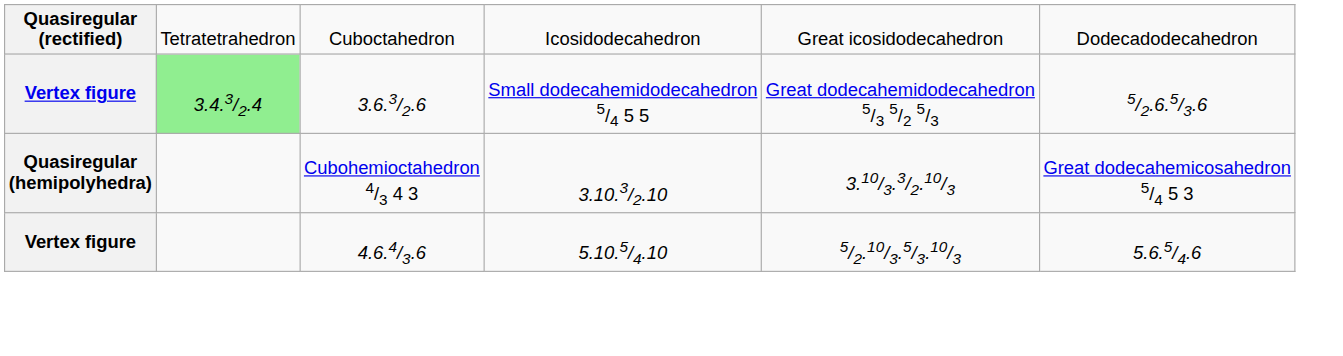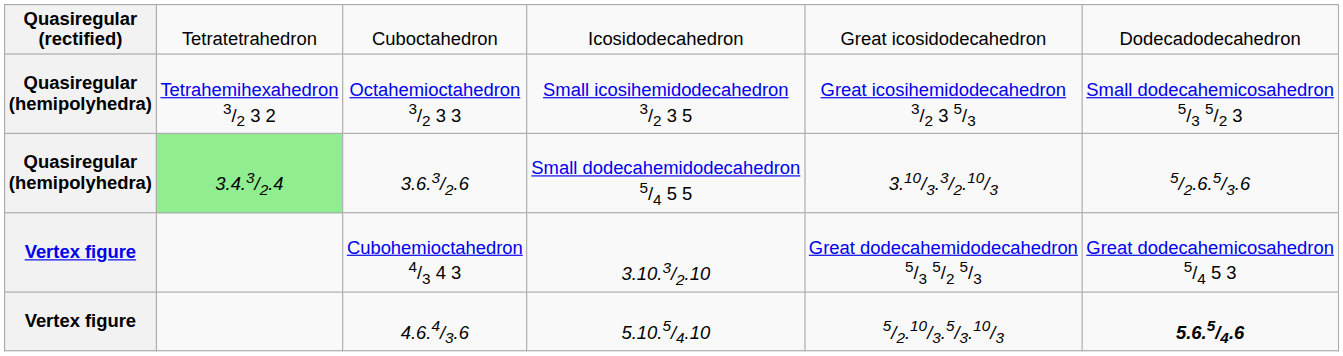+ row: (435, 104)
(80, 93) Vertex figure -> (80, 173) Quasiregular (hemipolyhedra)
(900, 104) Great dodecahemidodecahedron 5/3 5/2 5/3 -> (943, 184) 3.10/3.3/2.10/3
(80, 173) Quasiregular (hemipolyhedra) -> (80, 252) Vertex figure
(900, 184) 3.10/3.3/2.10/3 -> (943, 263) Great dodecahemidodecahedron 5/3 5/2 5/3
(1167, 253) normal -> (1210, 332) bold
